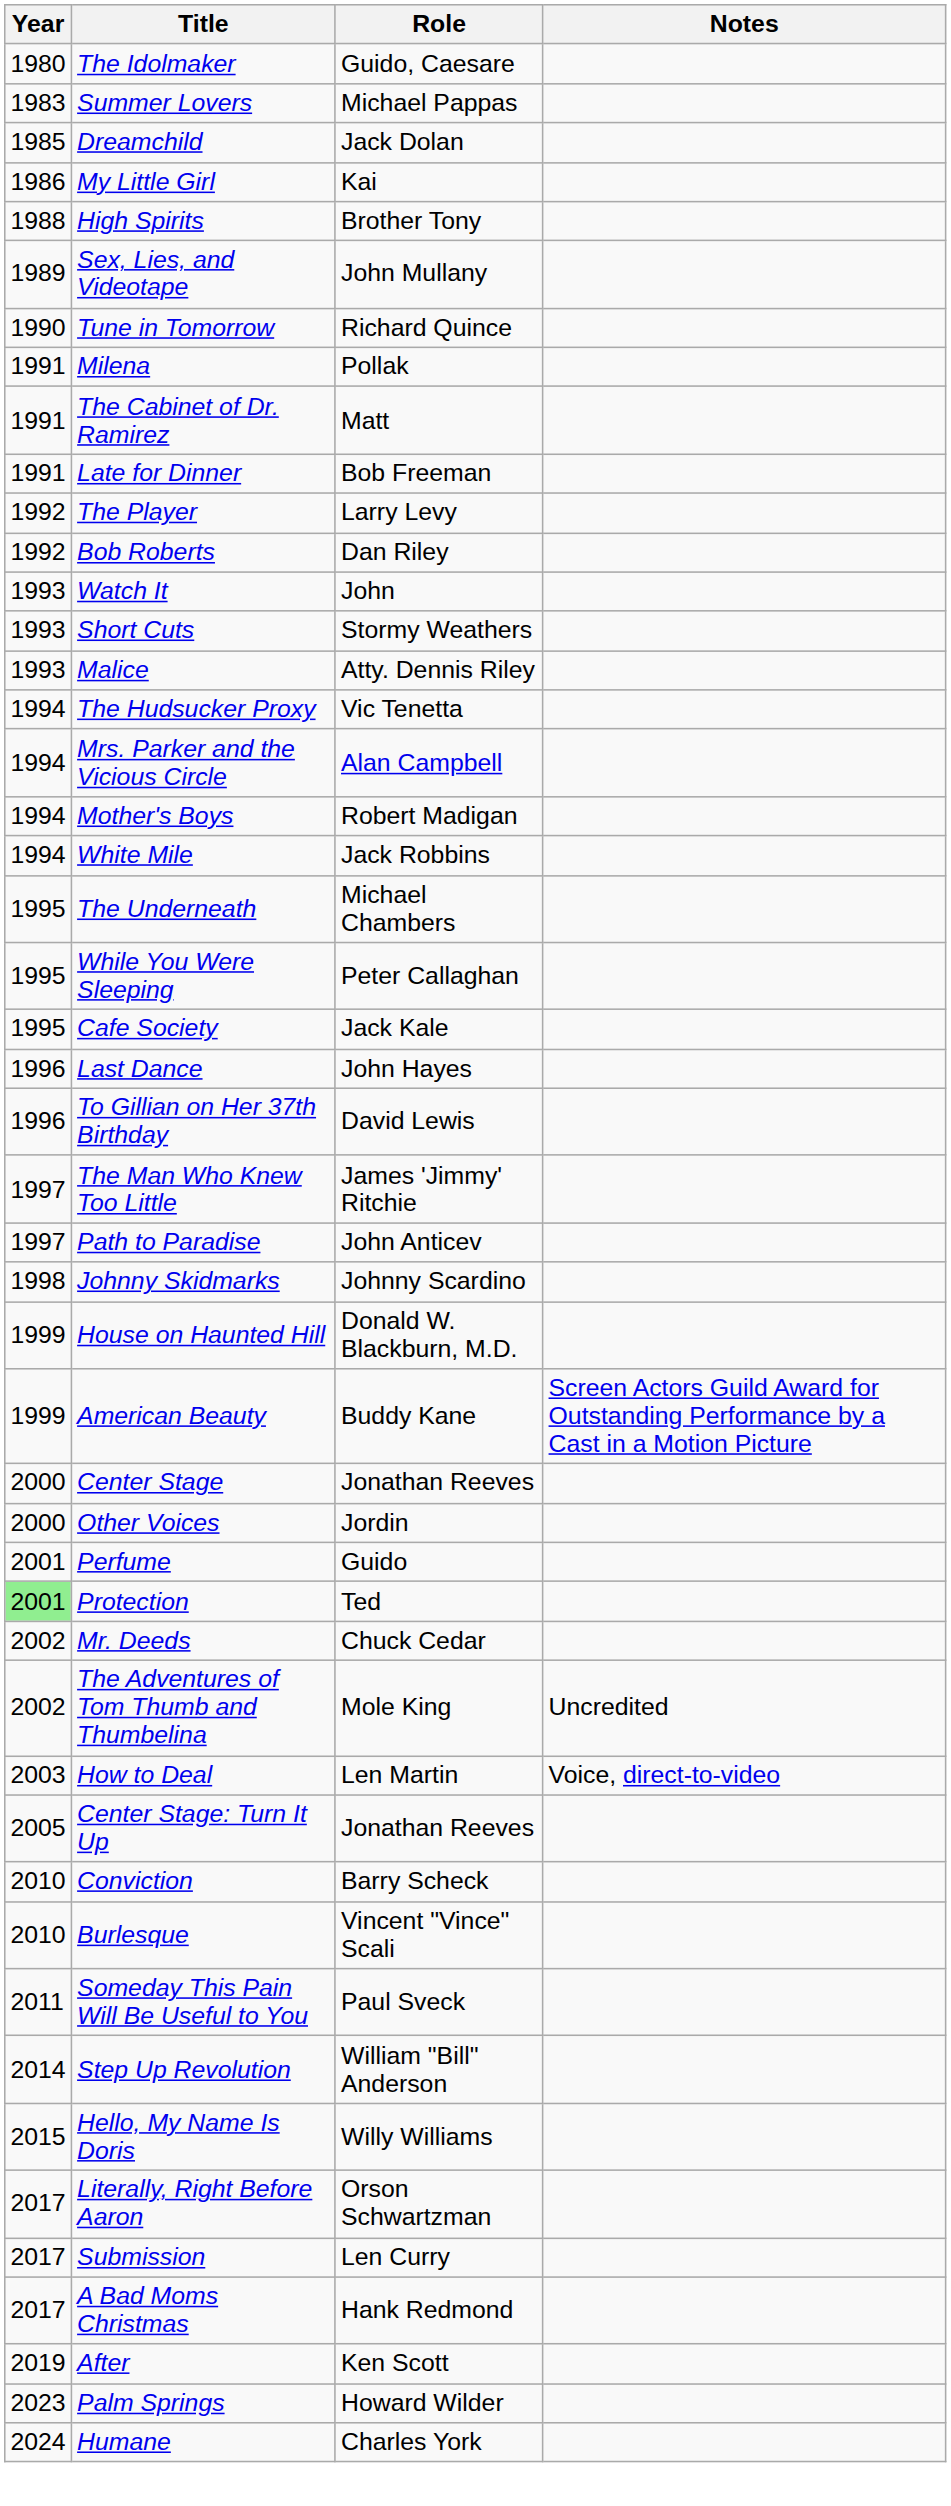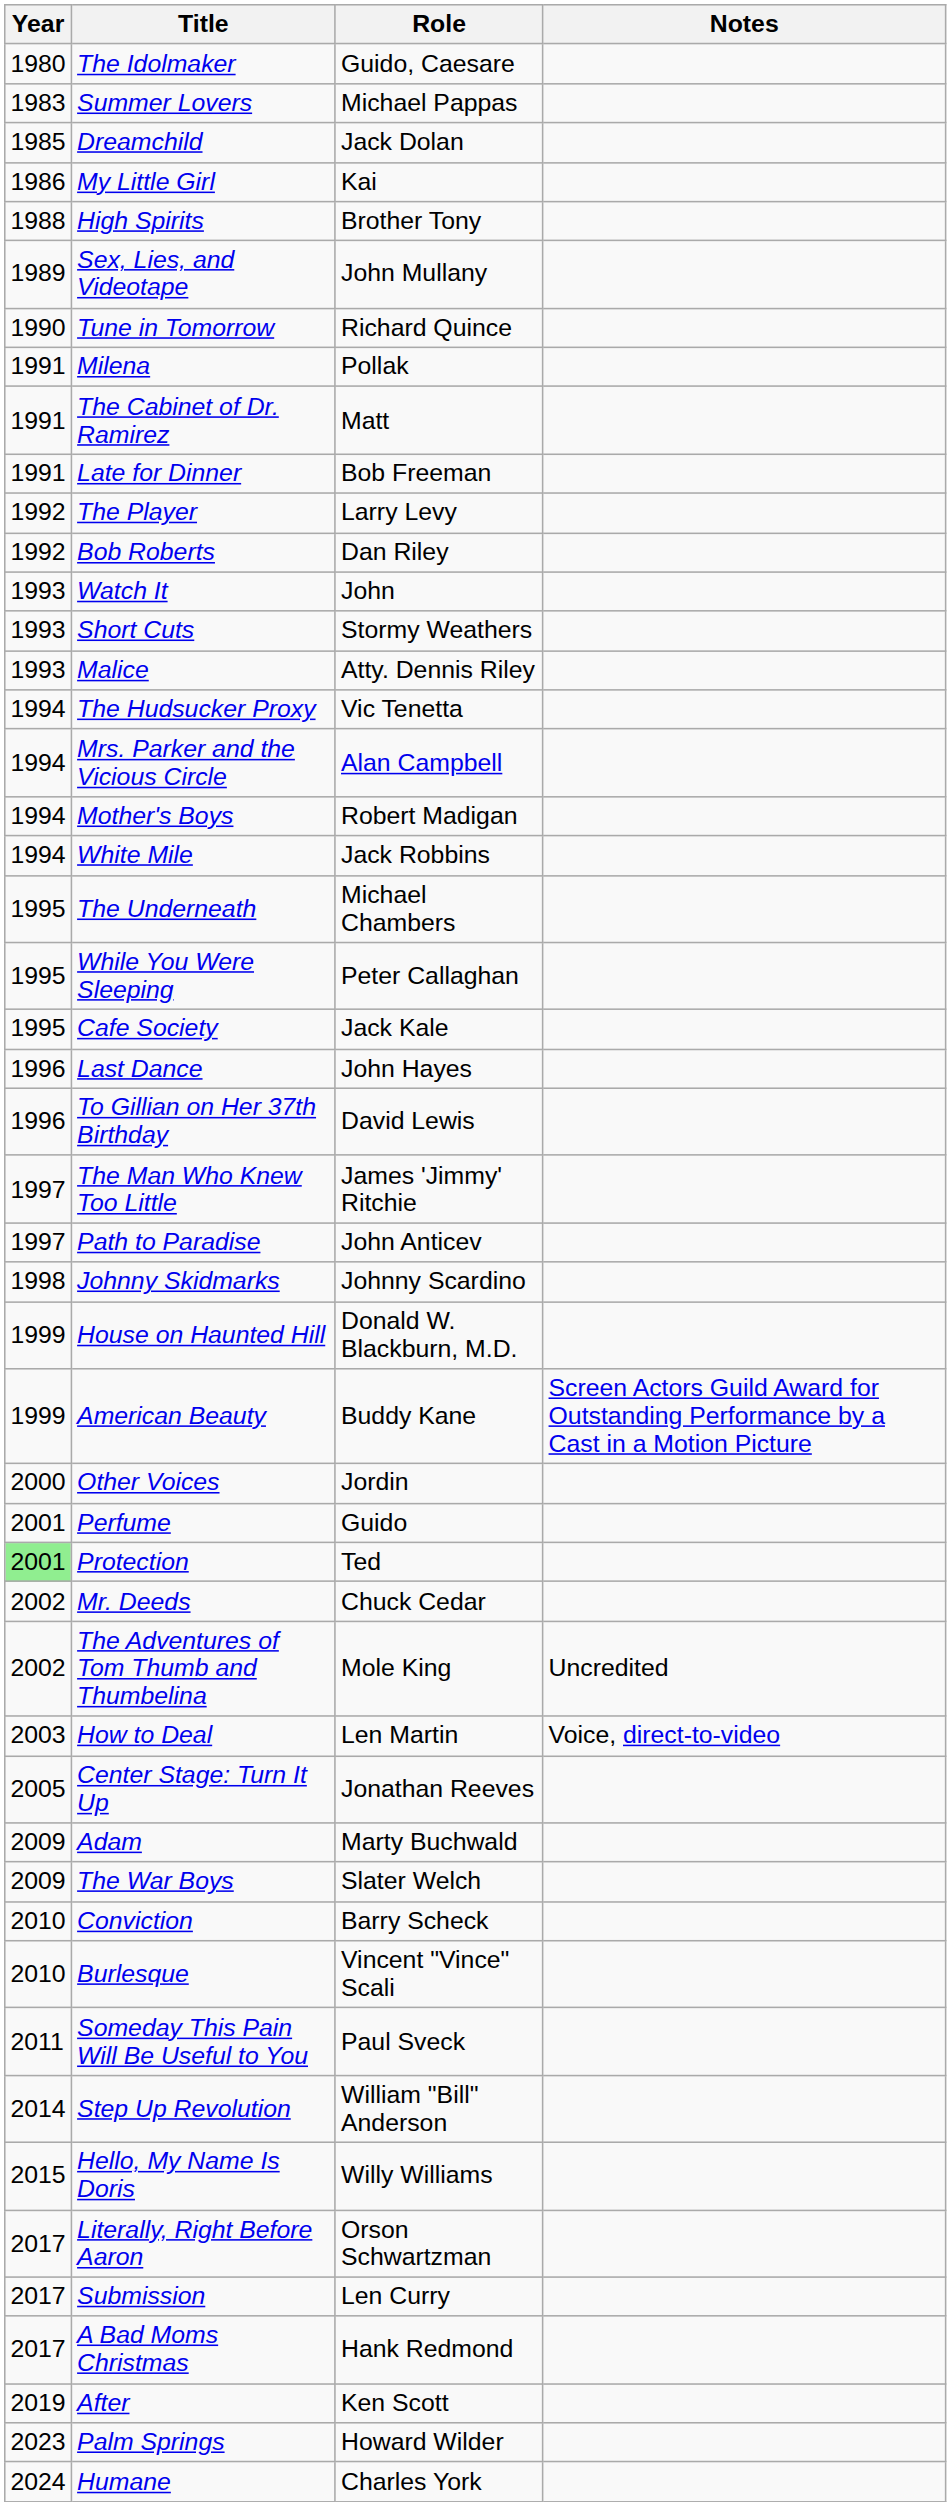- row: (150, 1483)
+ row: (109, 1842)
+ row: (155, 1881)
